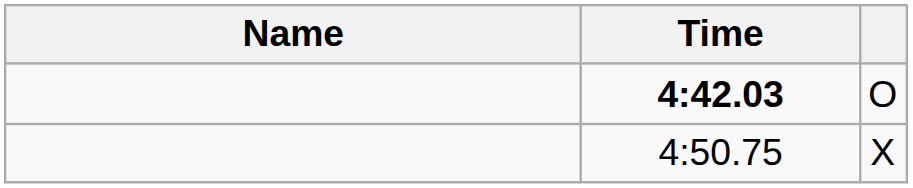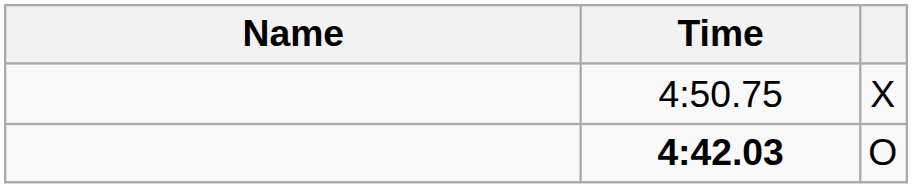rows swapped: (721, 93) <-> (721, 152)
